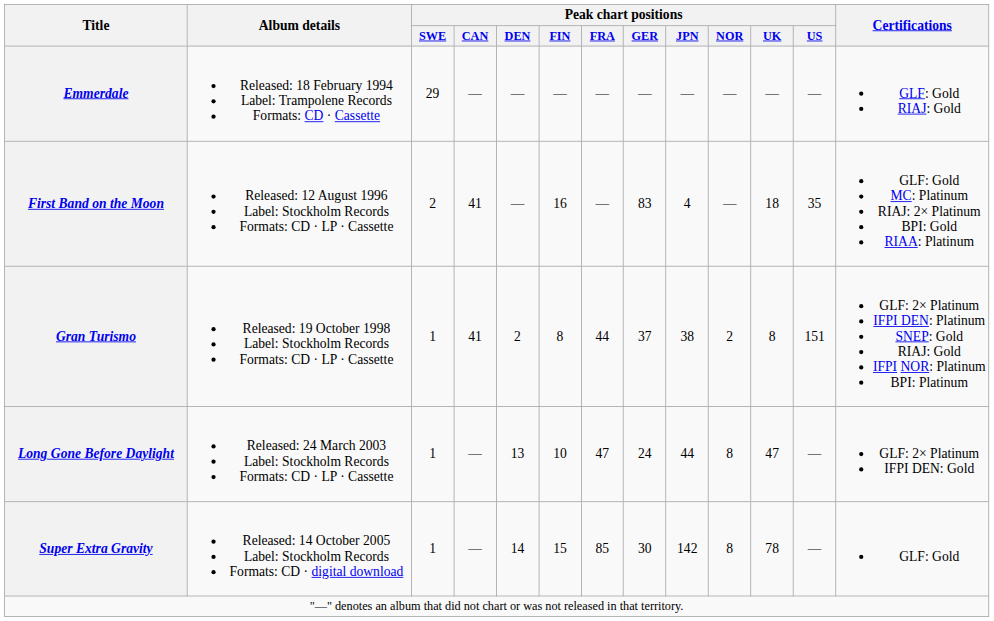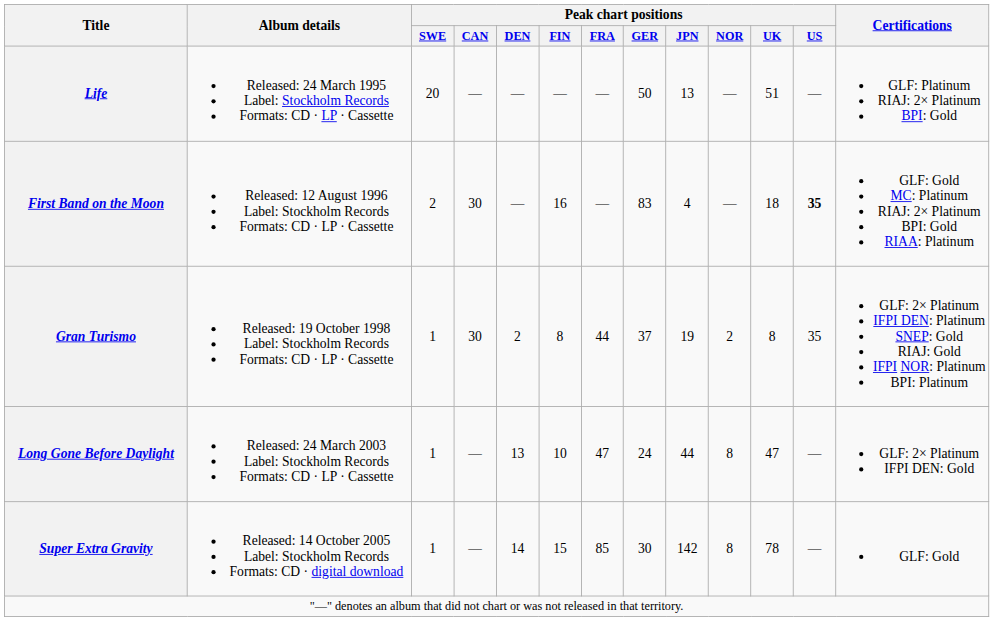- row: (96, 93)
+ row: (96, 93)
(475, 203) 41 -> (475, 203) 30
(815, 203) normal -> (815, 203) bold
(475, 336) 41 -> (475, 336) 30
(687, 336) 38 -> (687, 336) 19
(815, 336) 151 -> (815, 336) 35
